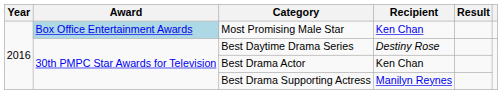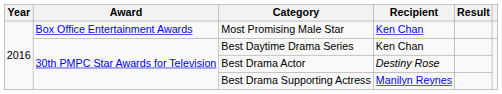(114, 30) lightblue background -> (114, 30) no background
(408, 47) Destiny Rose -> (400, 47) Ken Chan
(400, 64) Ken Chan -> (408, 64) Destiny Rose
